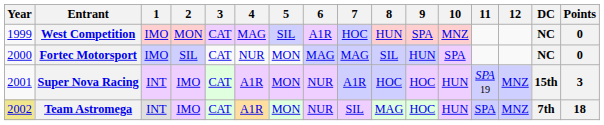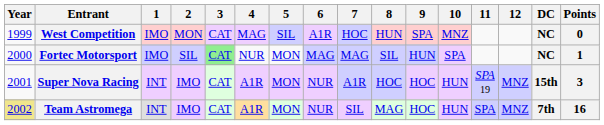(220, 54) no background -> (220, 54) lightgreen background
(580, 54) 0 -> (580, 54) 1
(580, 109) 18 -> (580, 109) 16
